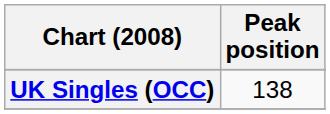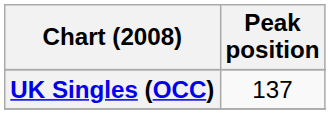(272, 89) 138 -> (272, 89) 137
